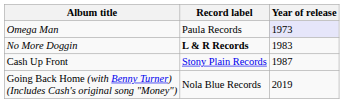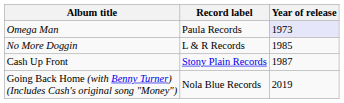(215, 45) bold -> (213, 45) normal
(282, 45) 1983 -> (282, 45) 1985
